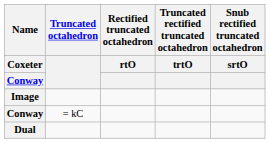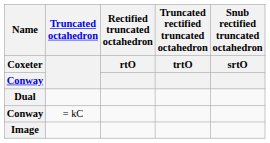rows swapped: (25, 97) <-> (25, 130)
